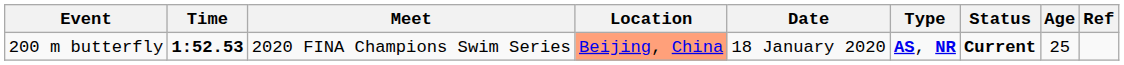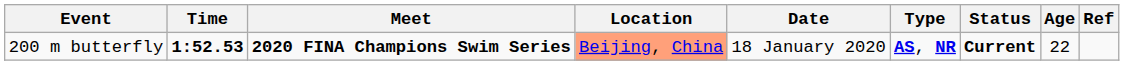(411, 47) normal -> (411, 47) bold
(1060, 47) 25 -> (1060, 47) 22
